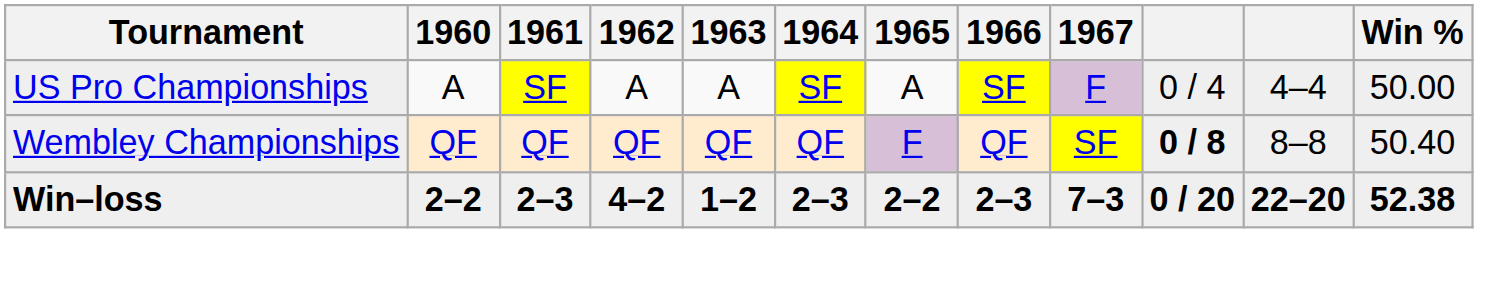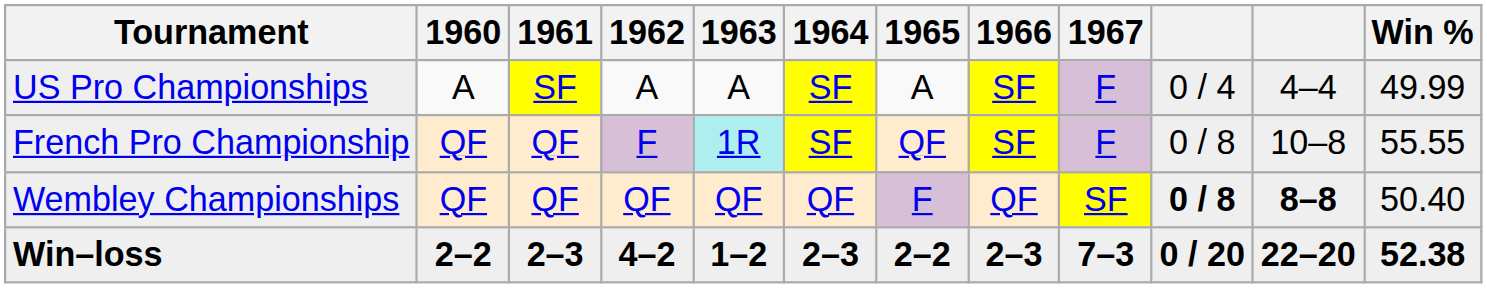(1412, 87) 50.00 -> (1423, 87) 49.99
+ row: (211, 142)
(1298, 142) normal -> (1308, 197) bold
